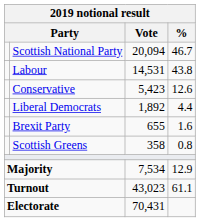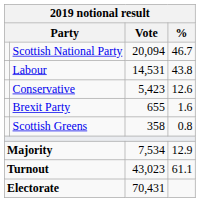- row: (57, 107)
